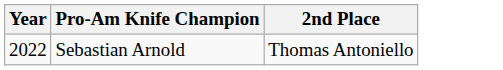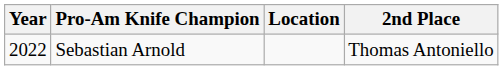+ column: (304, 19)
